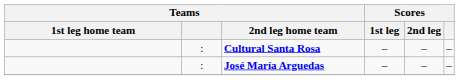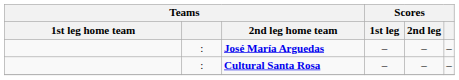rows swapped: (274, 65) <-> (272, 48)
